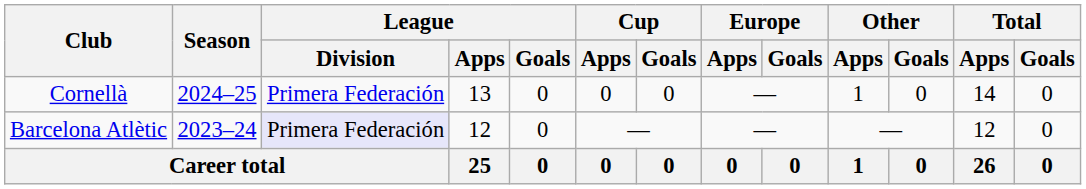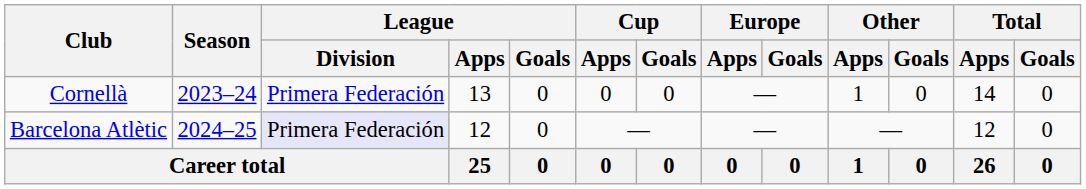(217, 93) 2024–25 -> (217, 93) 2023–24
(217, 129) 2023–24 -> (217, 129) 2024–25
